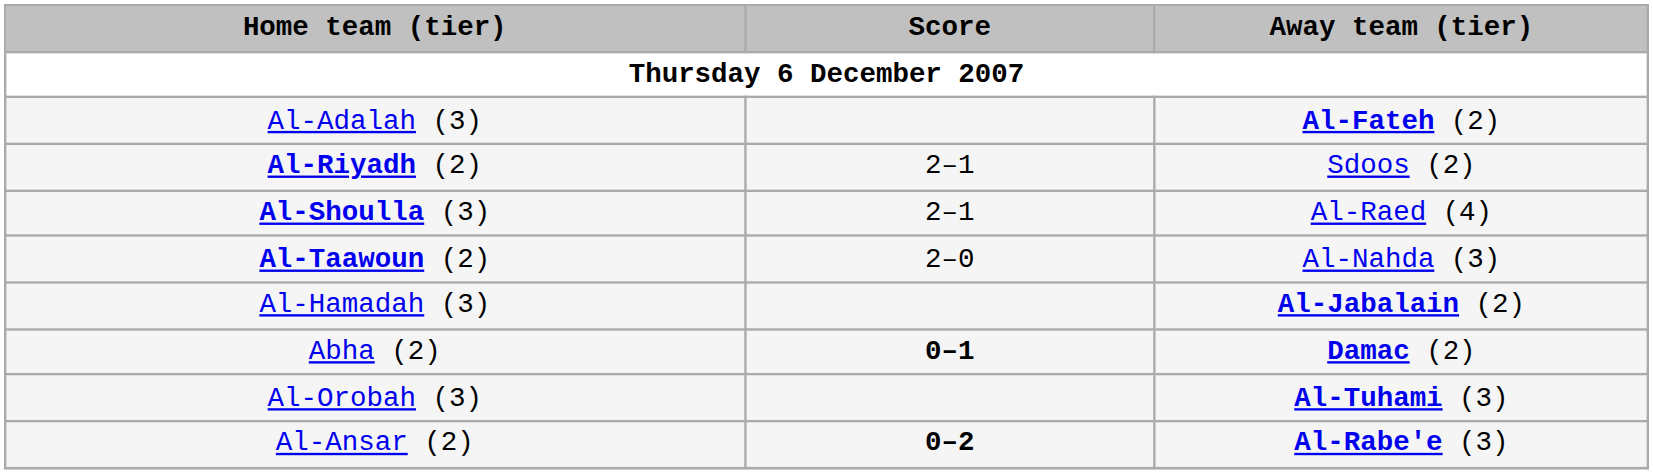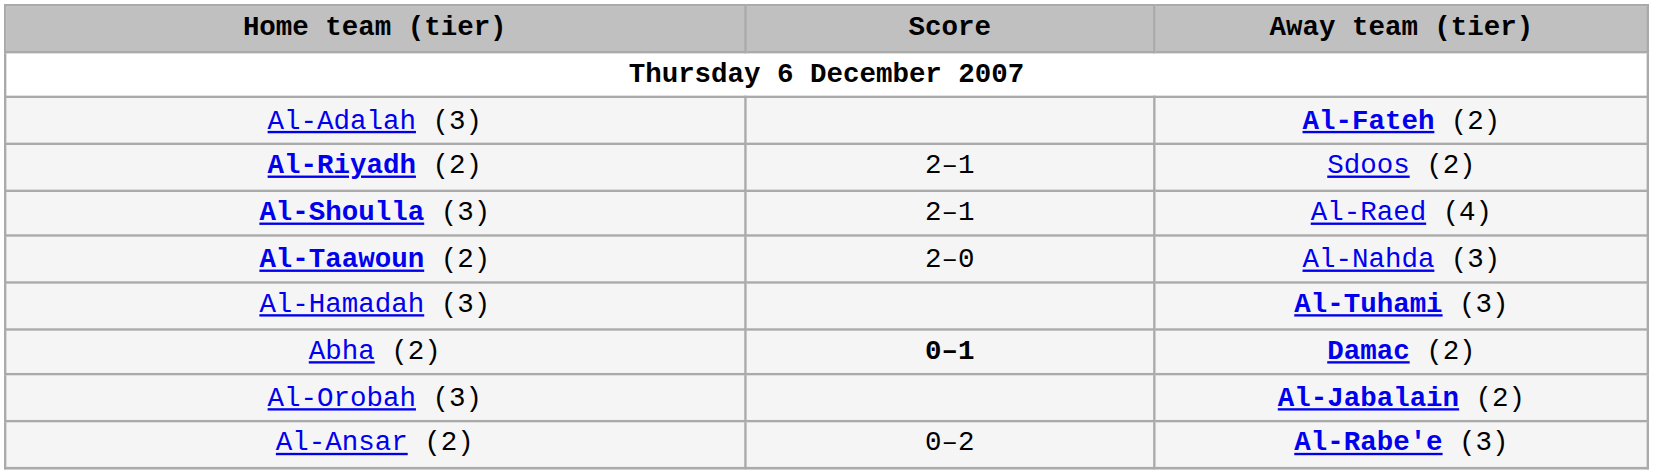(1401, 305) Al-Jabalain (2) -> (1401, 305) Al-Tuhami (3)
(1401, 397) Al-Tuhami (3) -> (1401, 397) Al-Jabalain (2)
(950, 444) bold -> (950, 444) normal
